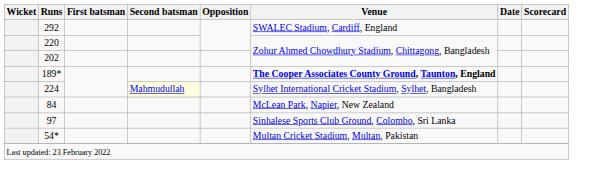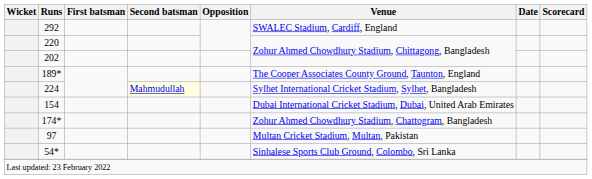(374, 74) bold -> (367, 74) normal
+ row: (52, 105)
+ row: (52, 120)
- row: (52, 105)
(354, 120) Sinhalese Sports Club Ground, Colombo, Sri Lanka -> (336, 136) Multan Cricket Stadium, Multan, Pakistan
(336, 136) Multan Cricket Stadium, Multan, Pakistan -> (354, 151) Sinhalese Sports Club Ground, Colombo, Sri Lanka
